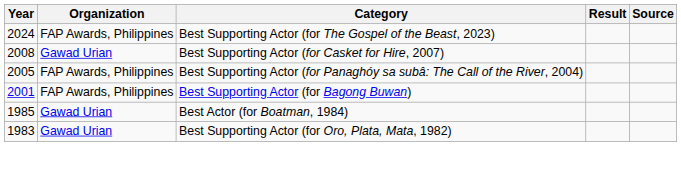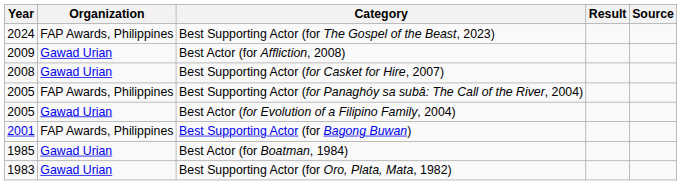+ row: (262, 53)
+ row: (317, 111)
